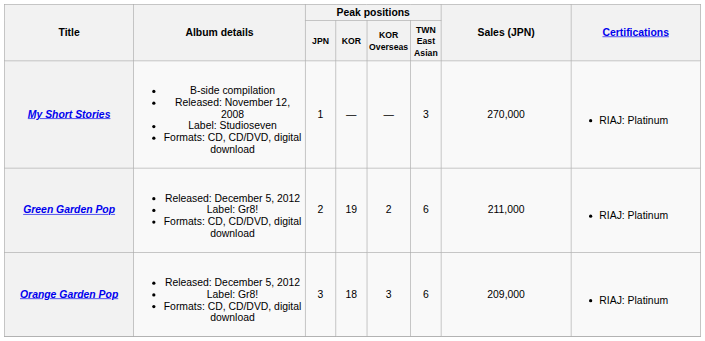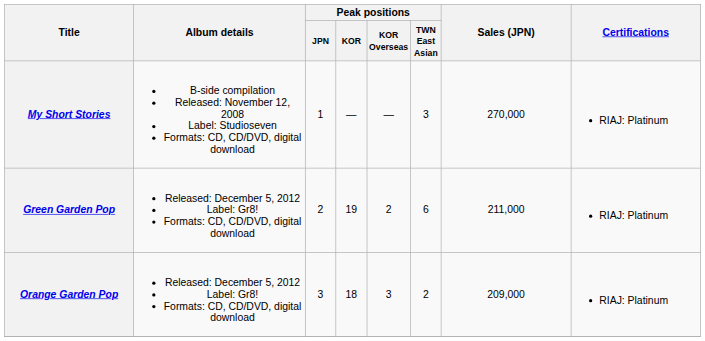(426, 294) 6 -> (426, 294) 2
